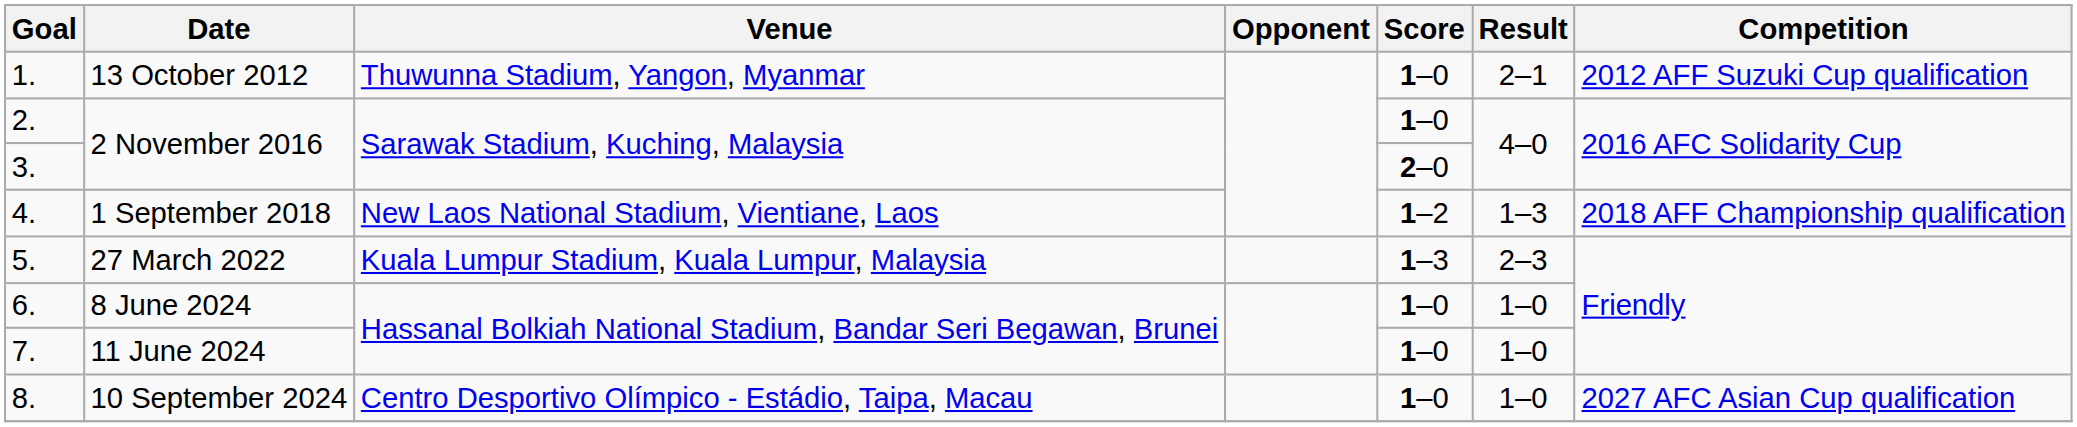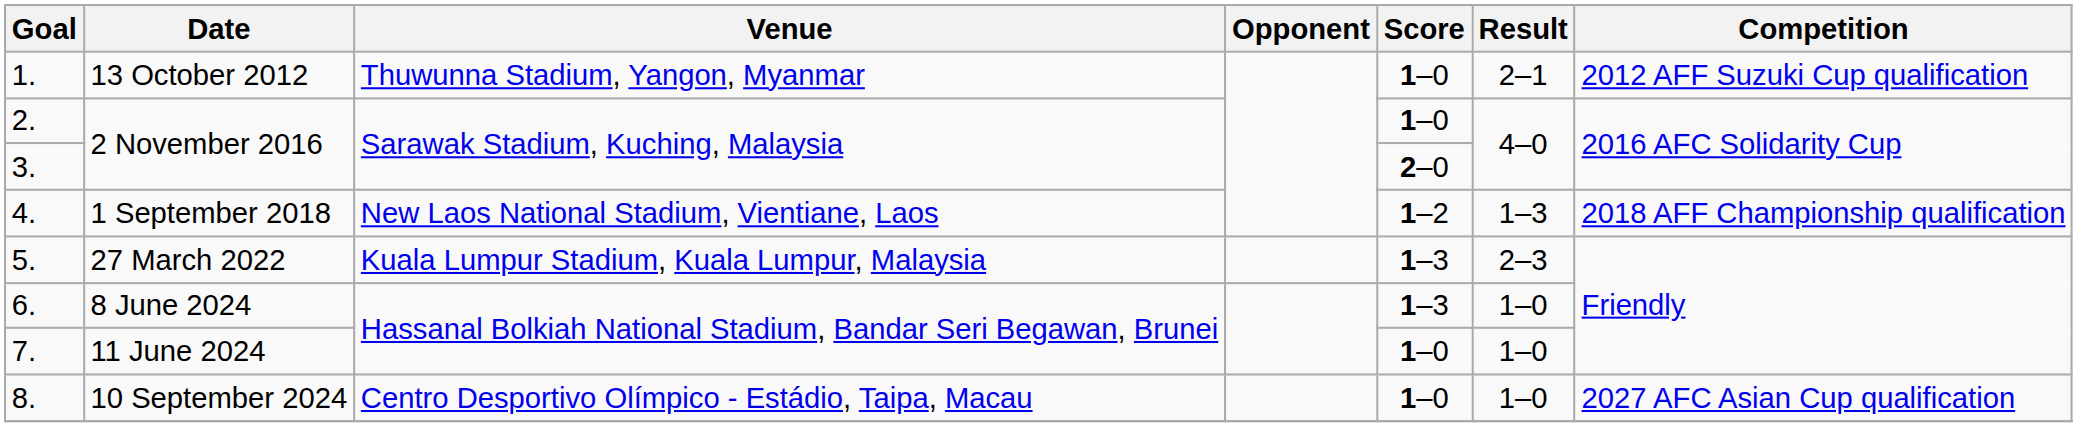(1424, 306) 1–0 -> (1424, 306) 1–3
